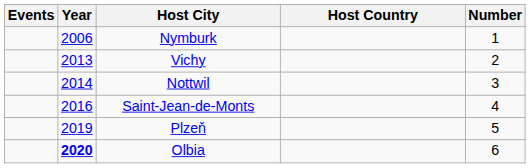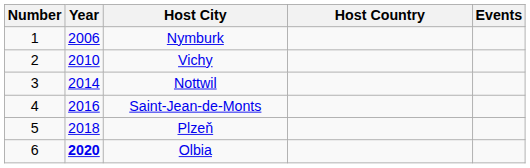columns swapped: (495, 15) <-> (31, 15)
(77, 60) 2013 -> (84, 60) 2010
(77, 128) 2019 -> (84, 128) 2018
